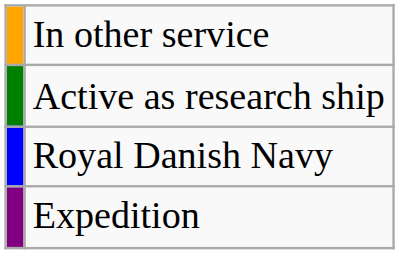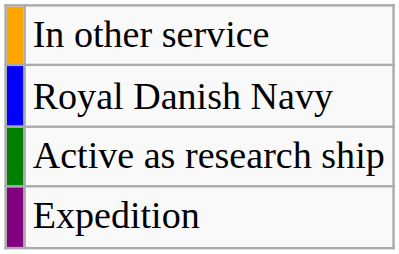rows swapped: (183, 155) <-> (209, 95)
